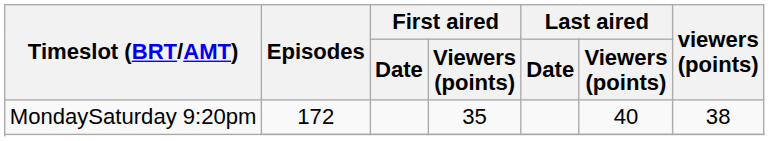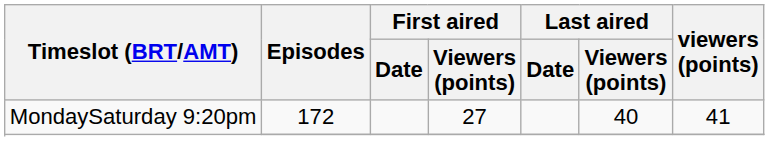(475, 116) 35 -> (475, 116) 27
(718, 116) 38 -> (718, 116) 41
